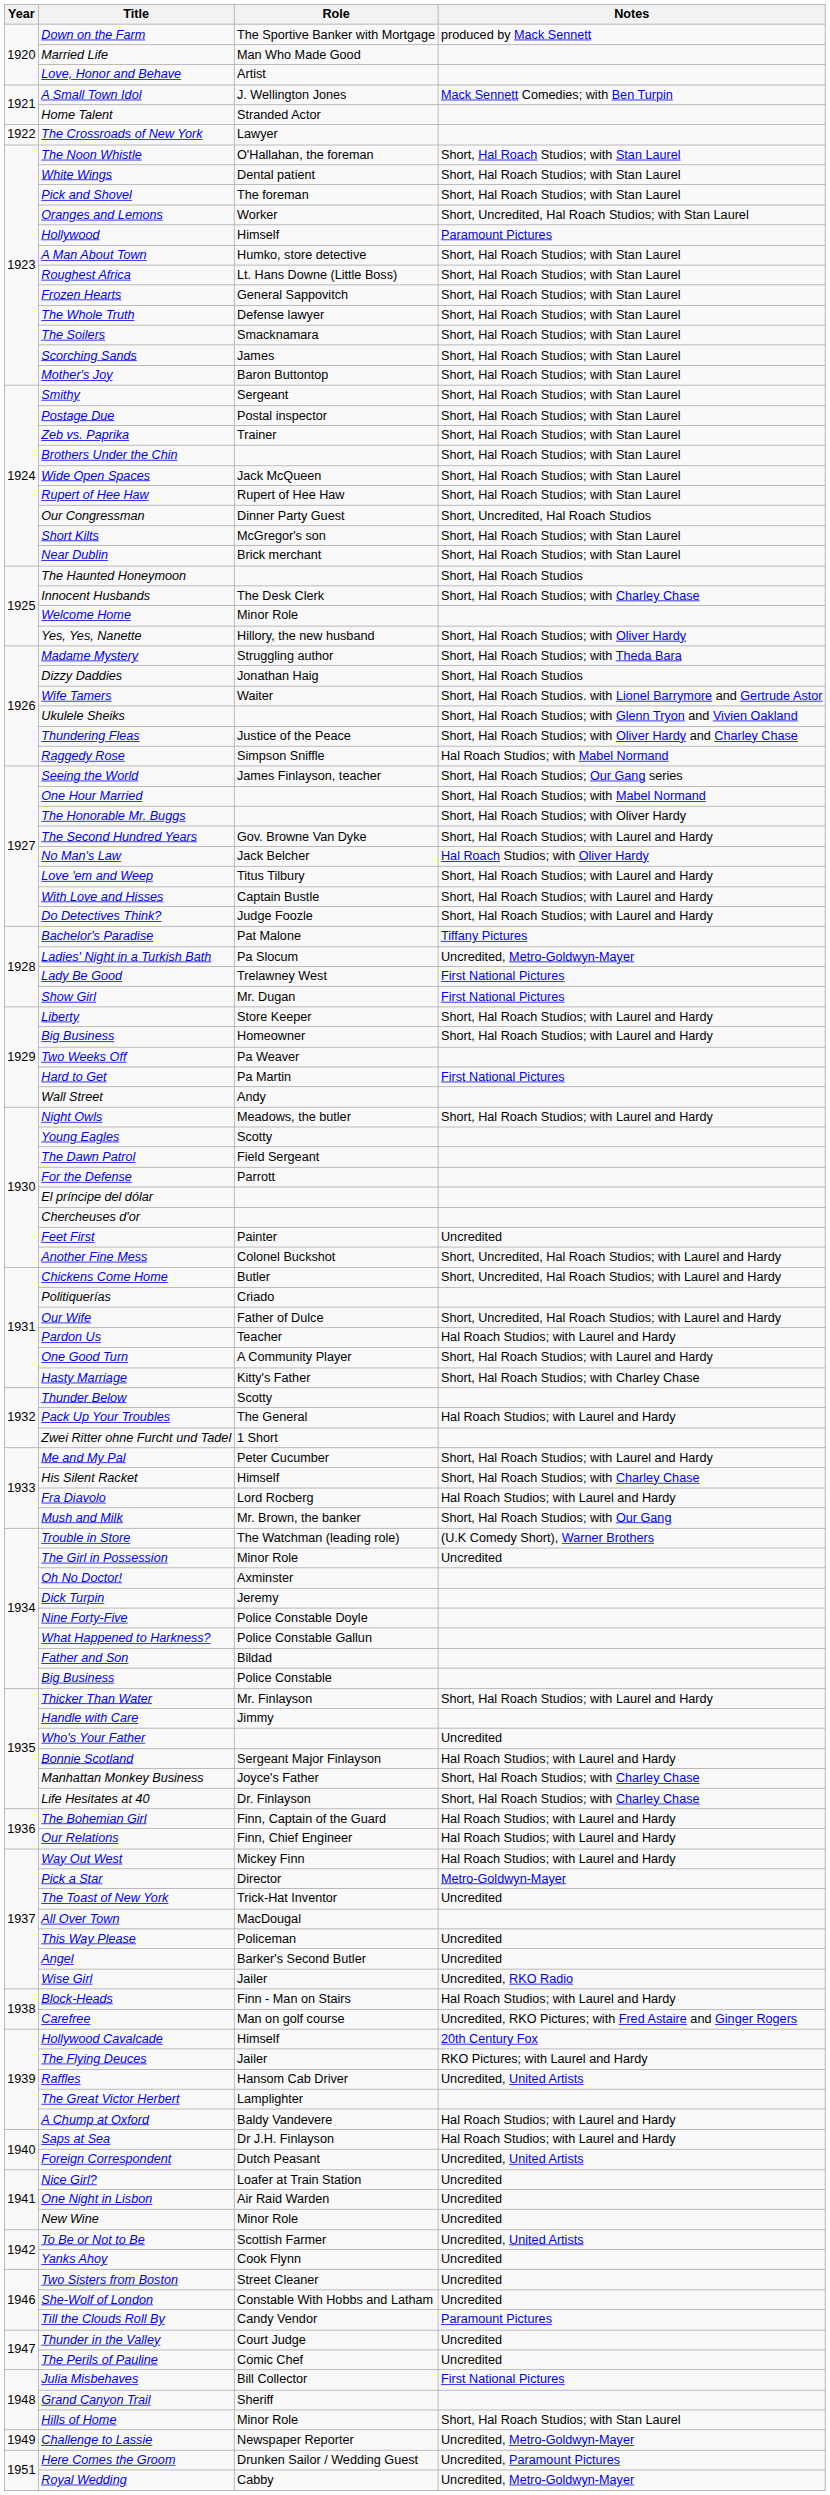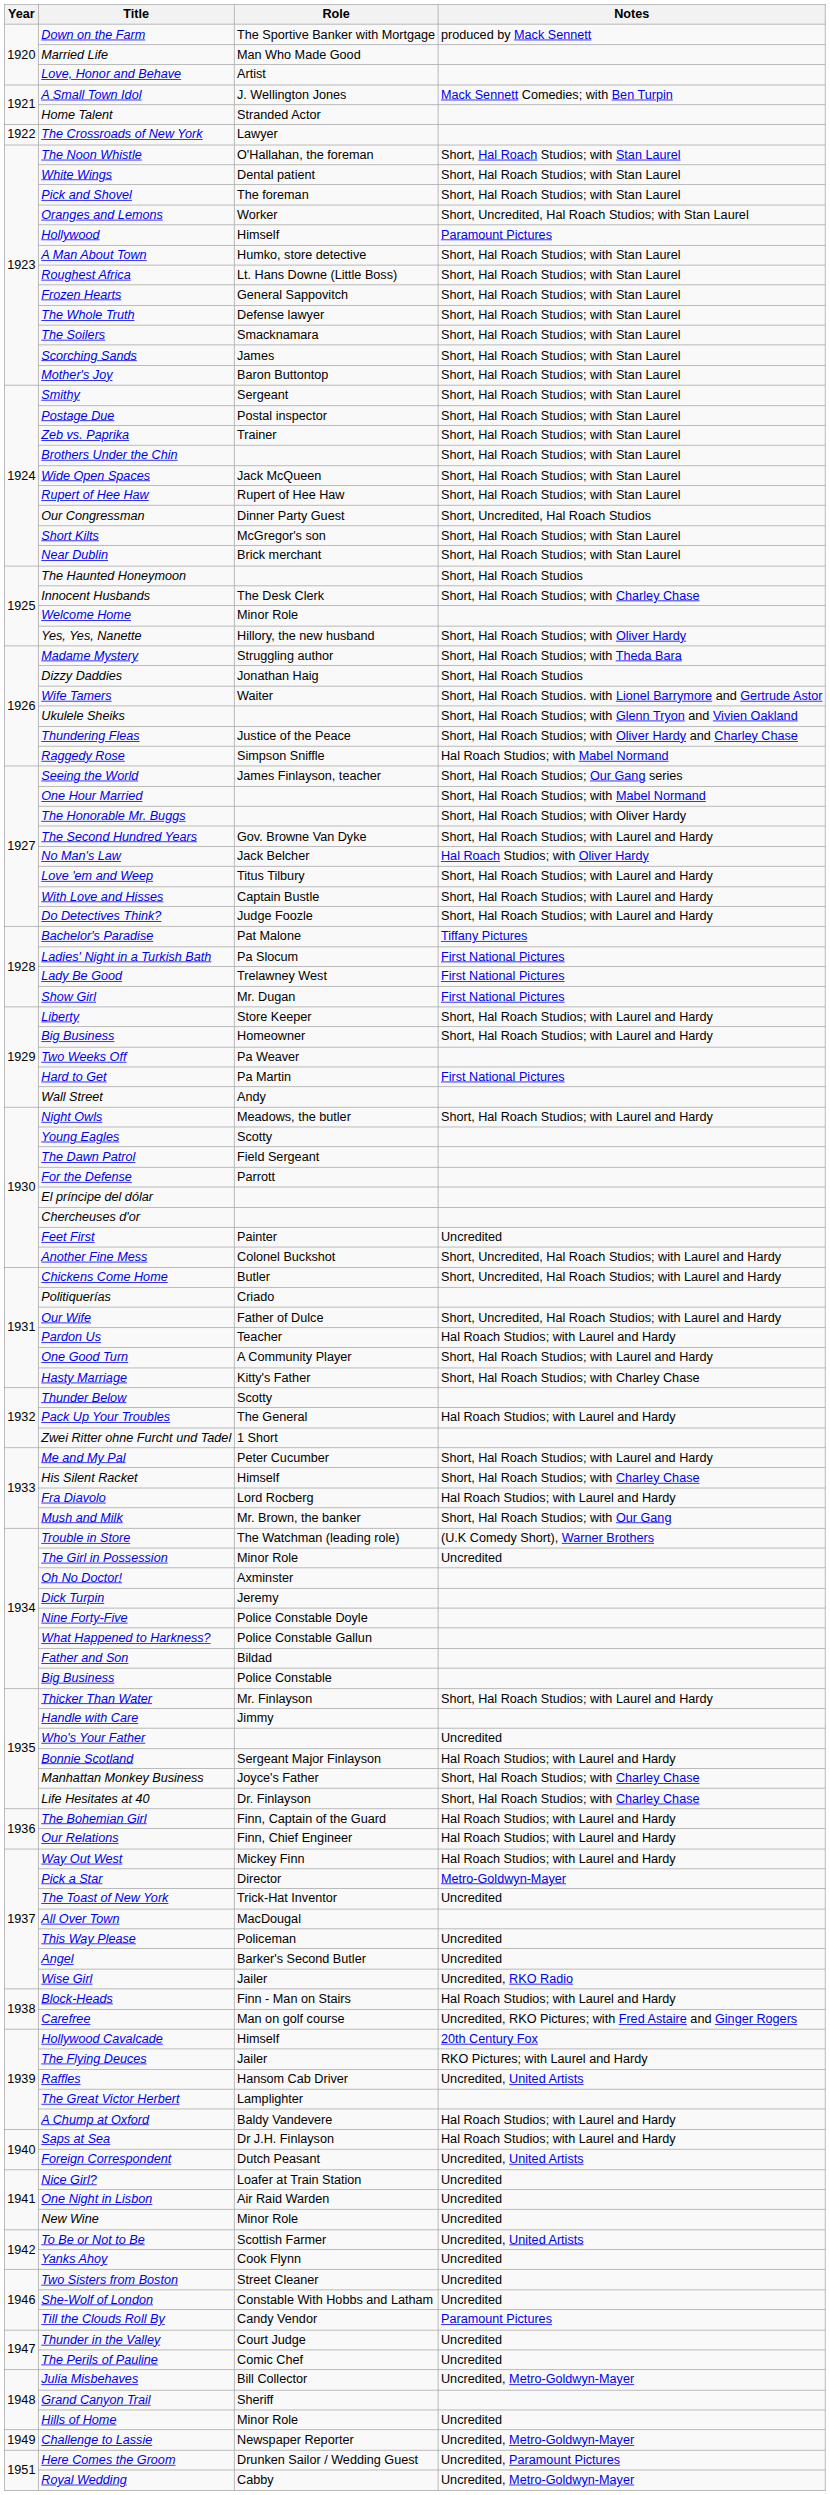(538, 956) Uncredited, Metro-Goldwyn-Mayer -> (503, 956) First National Pictures
(503, 2379) First National Pictures -> (538, 2379) Uncredited, Metro-Goldwyn-Mayer
(561, 2420) Short, Hal Roach Studios; with Stan Laurel -> (472, 2420) Uncredited
